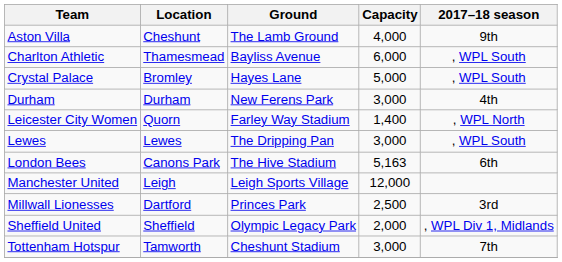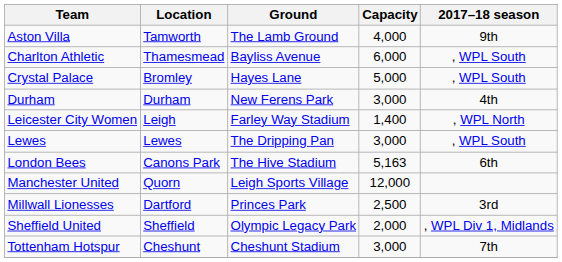(172, 36) Cheshunt -> (172, 36) Tamworth
(162, 120) Quorn -> (159, 120) Leigh
(159, 183) Leigh -> (162, 183) Quorn
(172, 246) Tamworth -> (172, 246) Cheshunt
